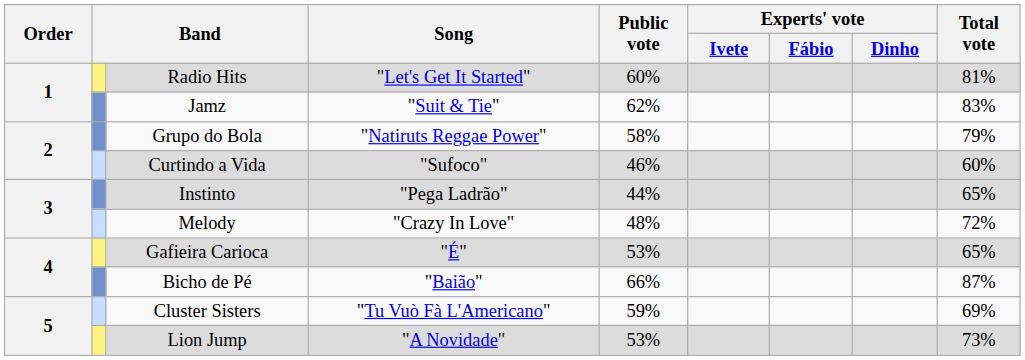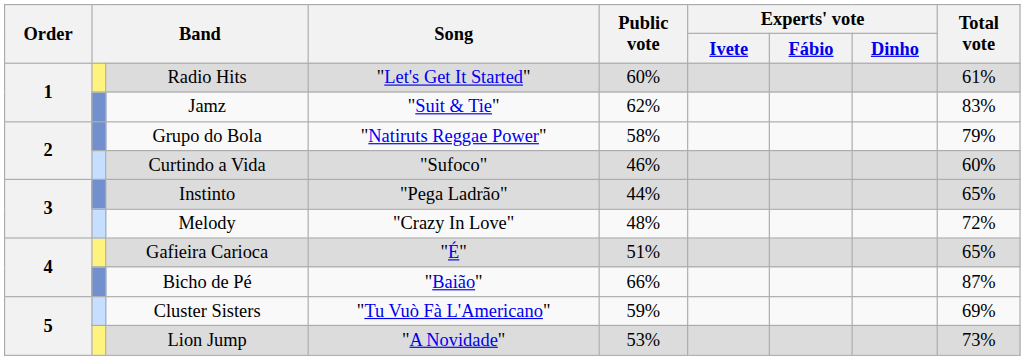(979, 77) 81% -> (979, 77) 61%
(643, 252) 53% -> (643, 252) 51%
